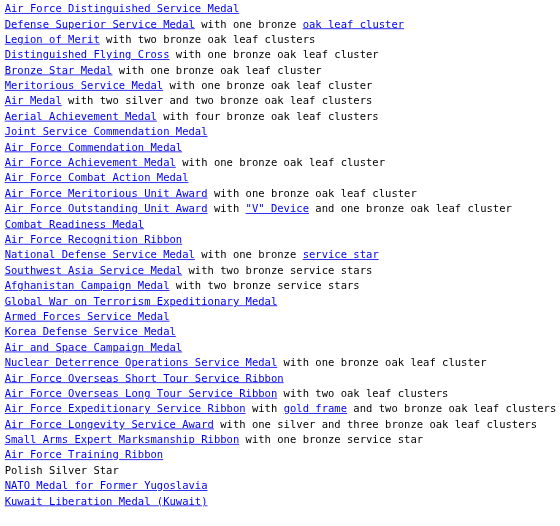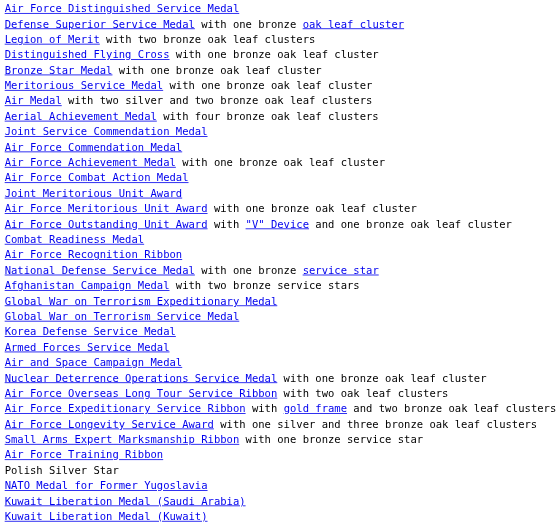+ row: (93, 193)
- row: (189, 270)
+ row: (122, 316)
rows swapped: (90, 332) <-> (87, 316)
- row: (144, 378)
+ row: (125, 501)
